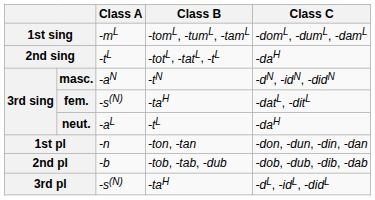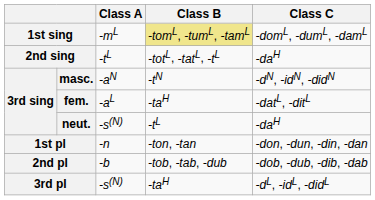(199, 34) no background -> (199, 34) khaki background
(111, 101) -s(N) -> (107, 101) -aL
(107, 123) -aL -> (111, 123) -s(N)
